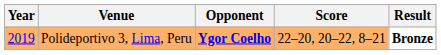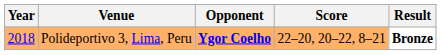(21, 38) 2019 -> (21, 38) 2018
